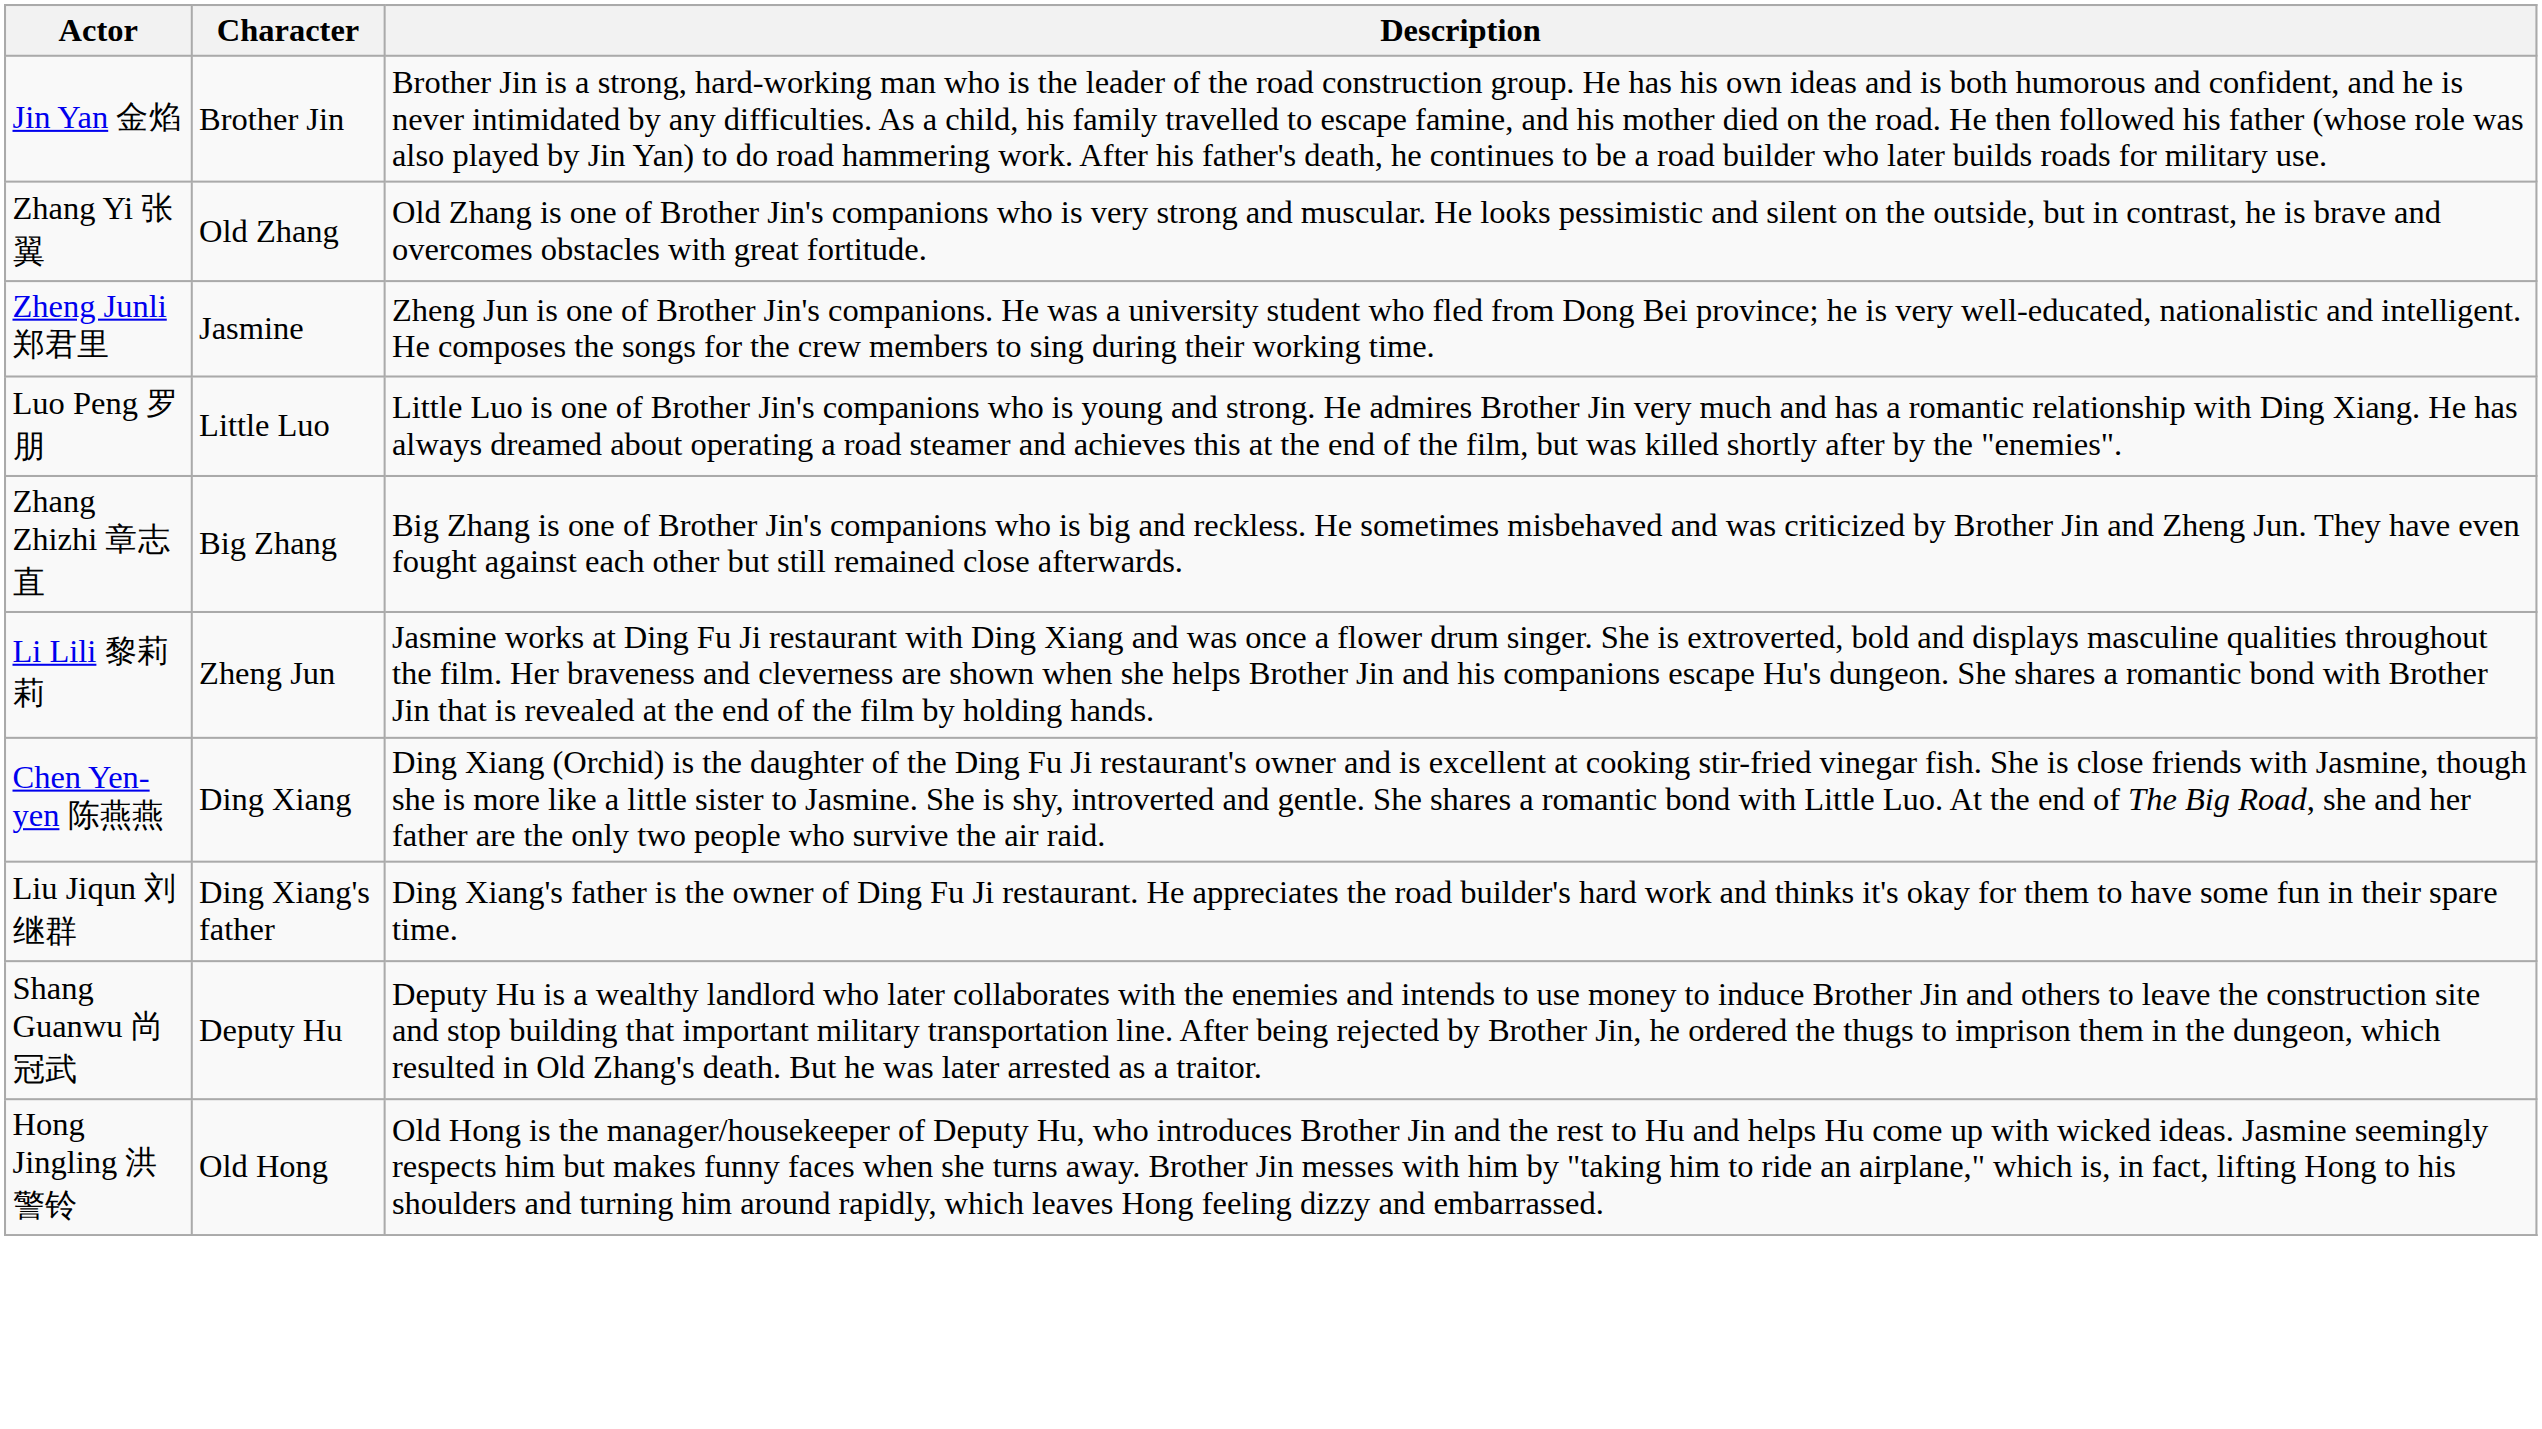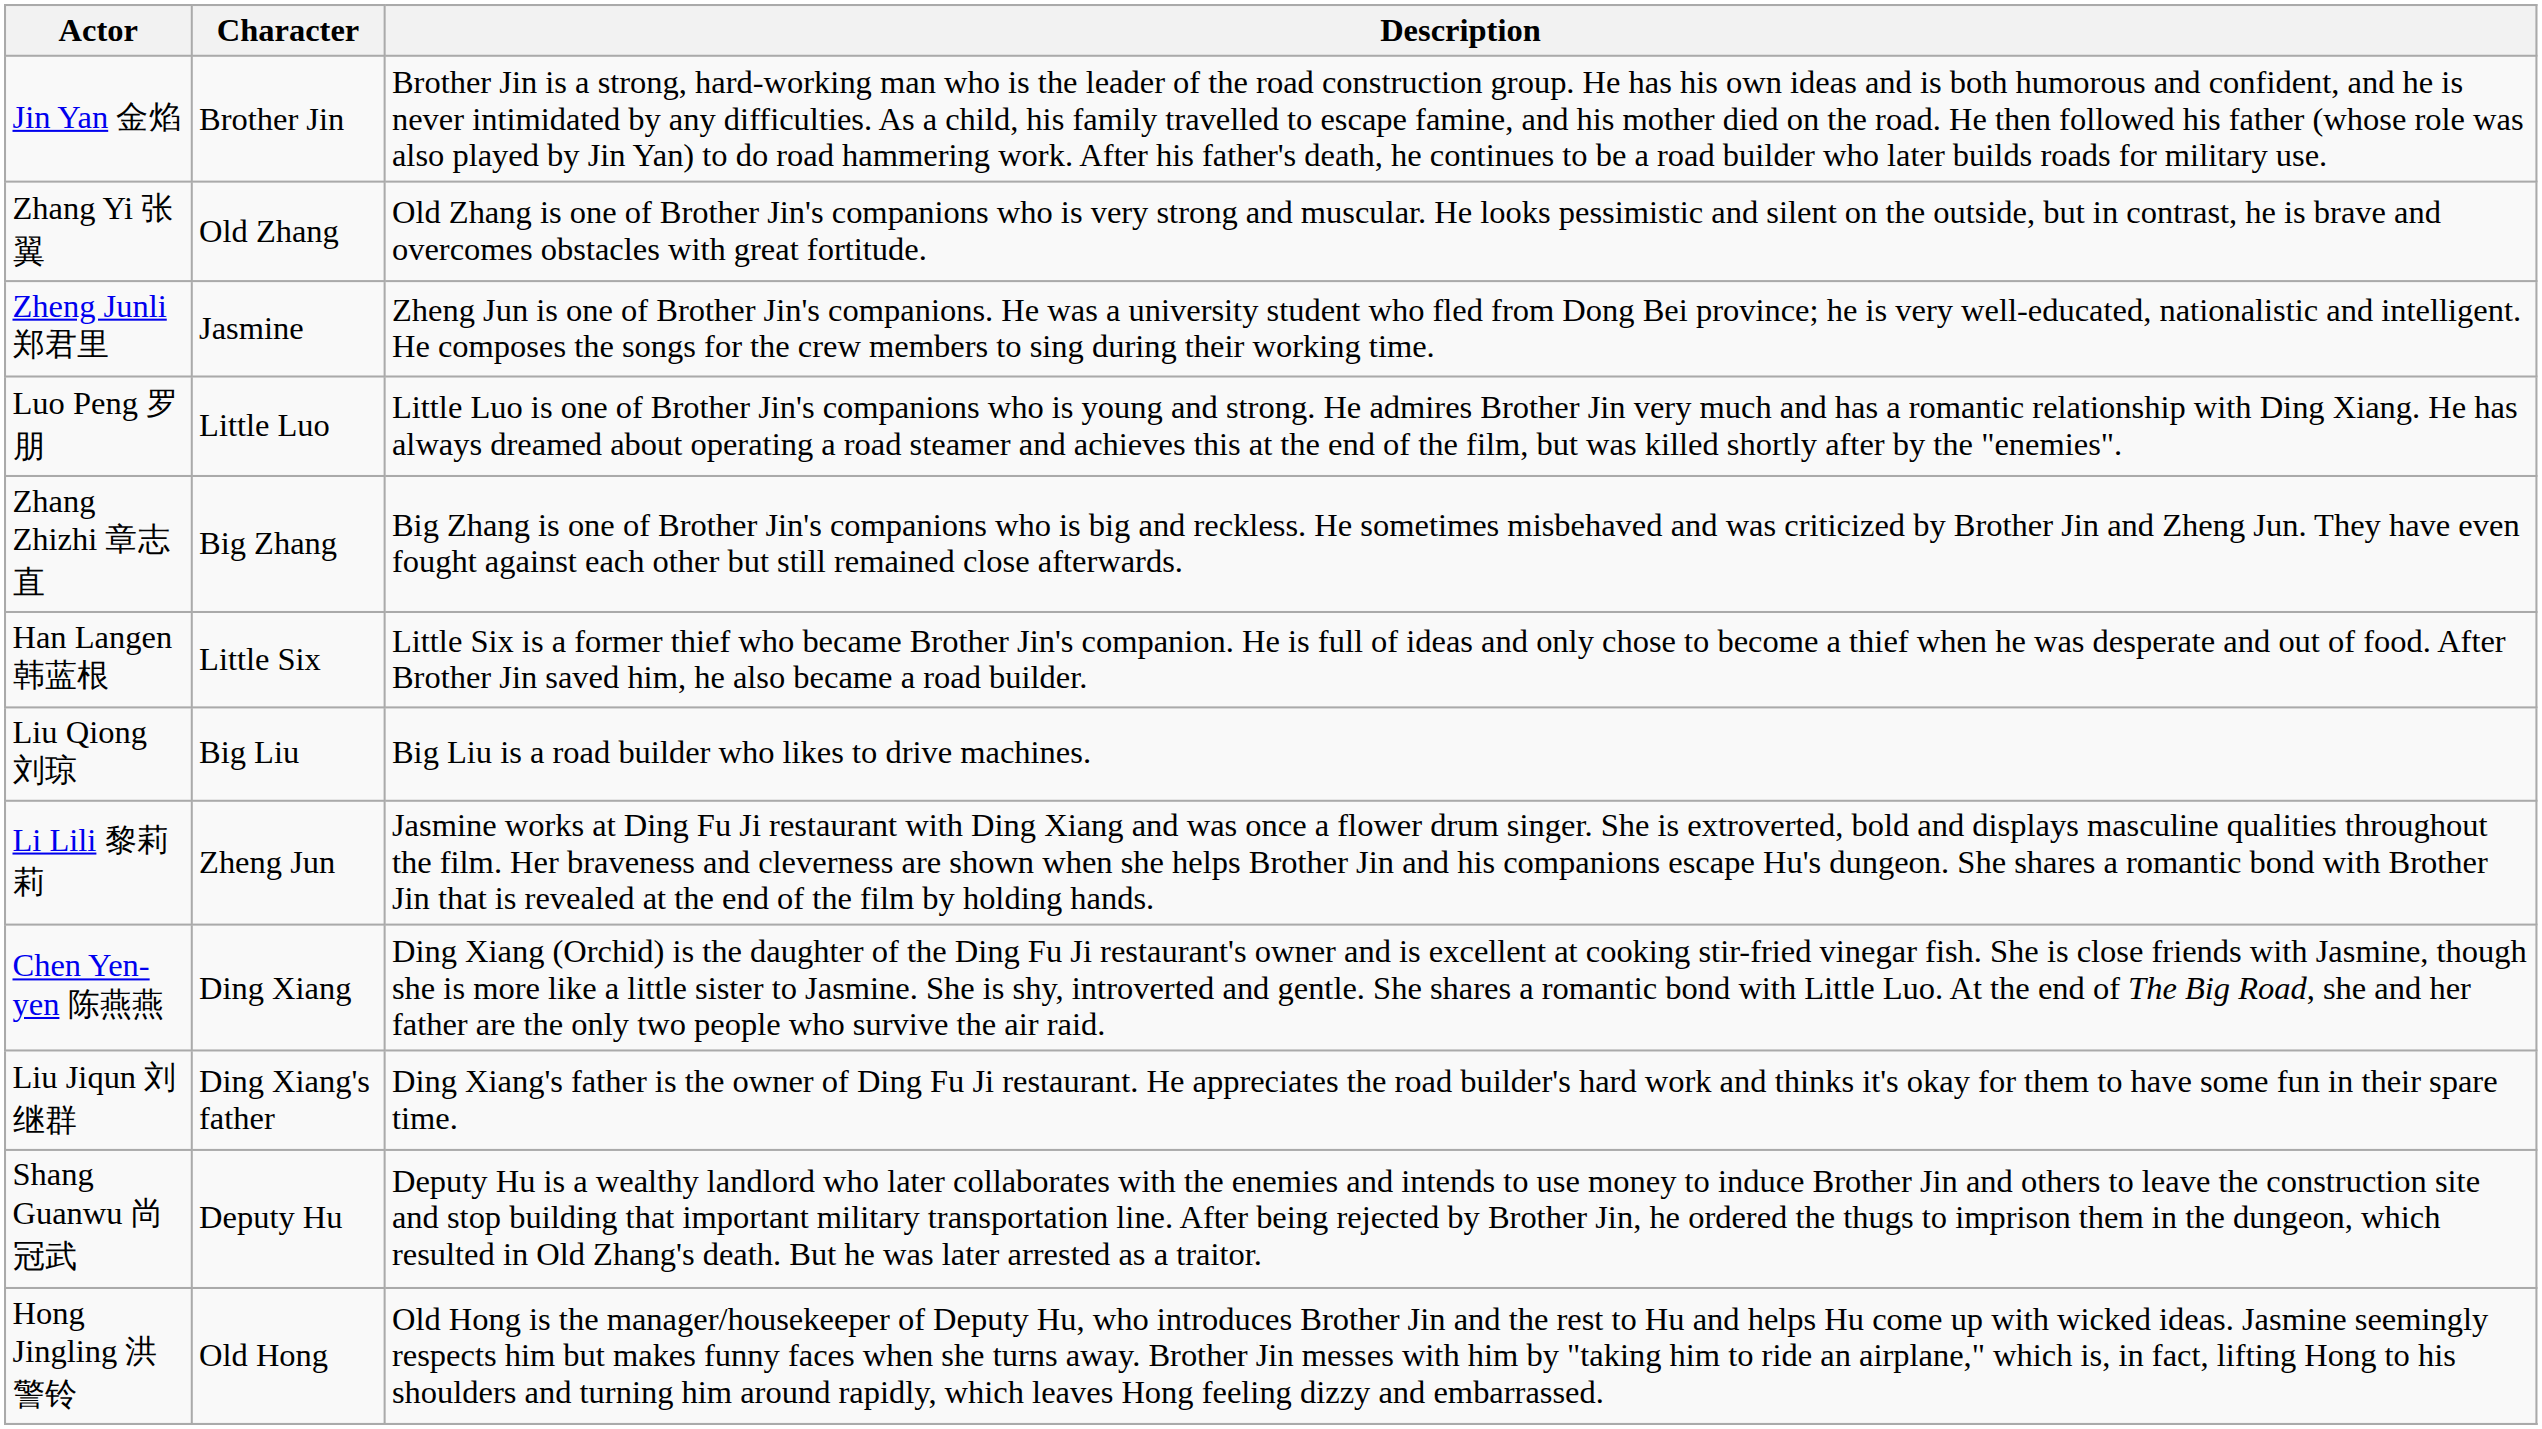+ row: (92, 657)
+ row: (80, 751)
